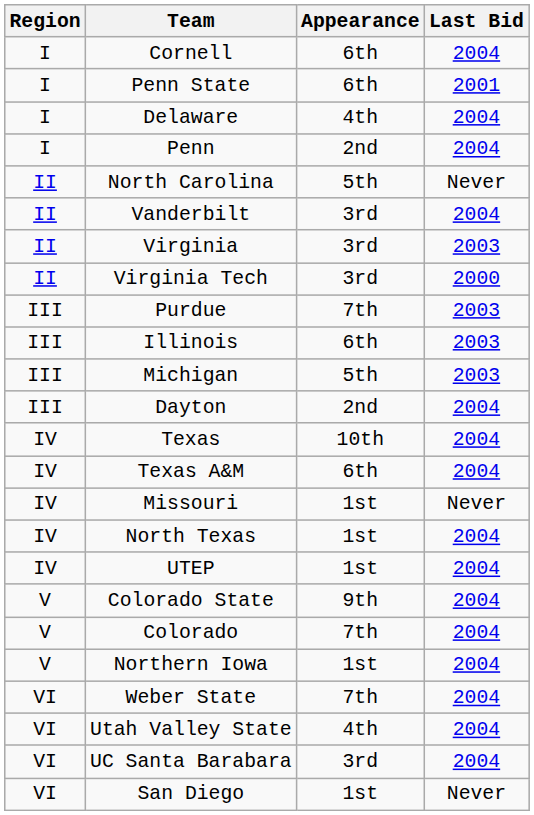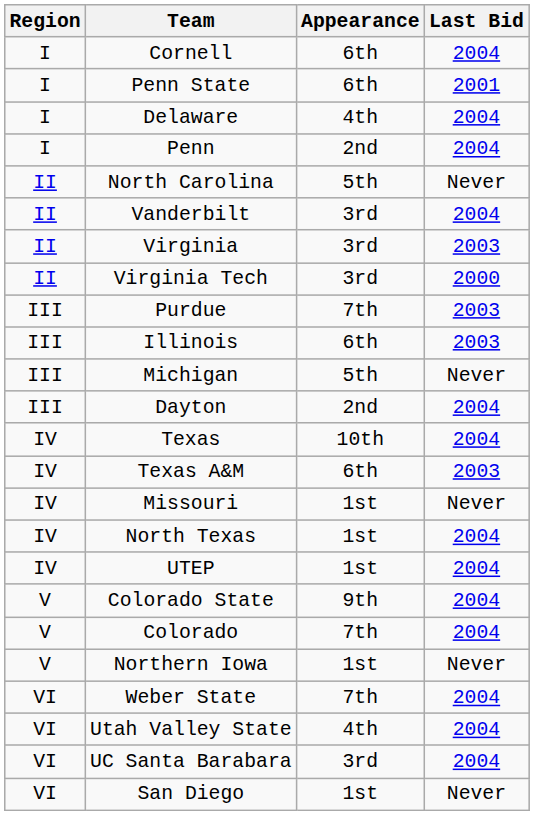(476, 375) 2003 -> (476, 375) Never
(476, 472) 2004 -> (476, 472) 2003
(476, 665) 2004 -> (476, 665) Never
